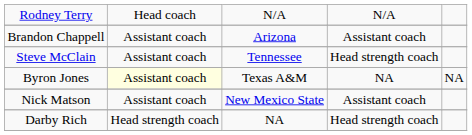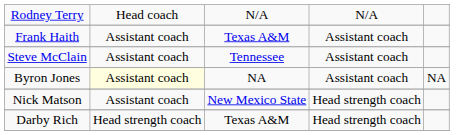- row: (56, 36)
+ row: (47, 36)
(384, 57) Head strength coach -> (367, 57) Assistant coach
(275, 78) Texas A&M -> (257, 78) NA
(384, 78) NA -> (367, 78) Assistant coach
(384, 99) Assistant coach -> (367, 99) Head strength coach
(275, 120) NA -> (257, 120) Texas A&M
